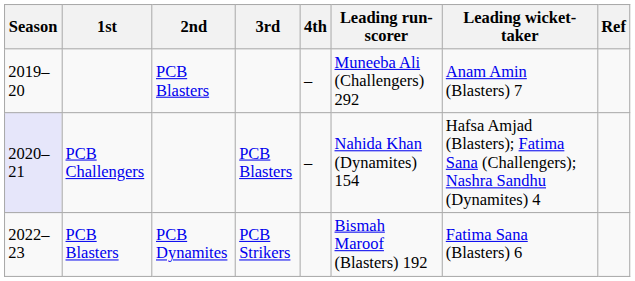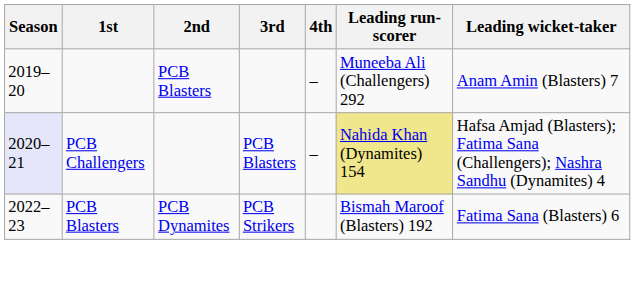- column: (614, 26)
(378, 162) no background -> (384, 153) khaki background
